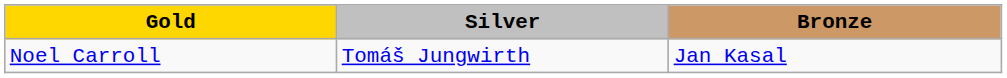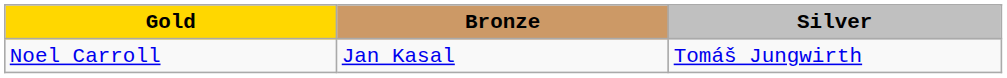columns swapped: (503, 22) <-> (835, 22)
